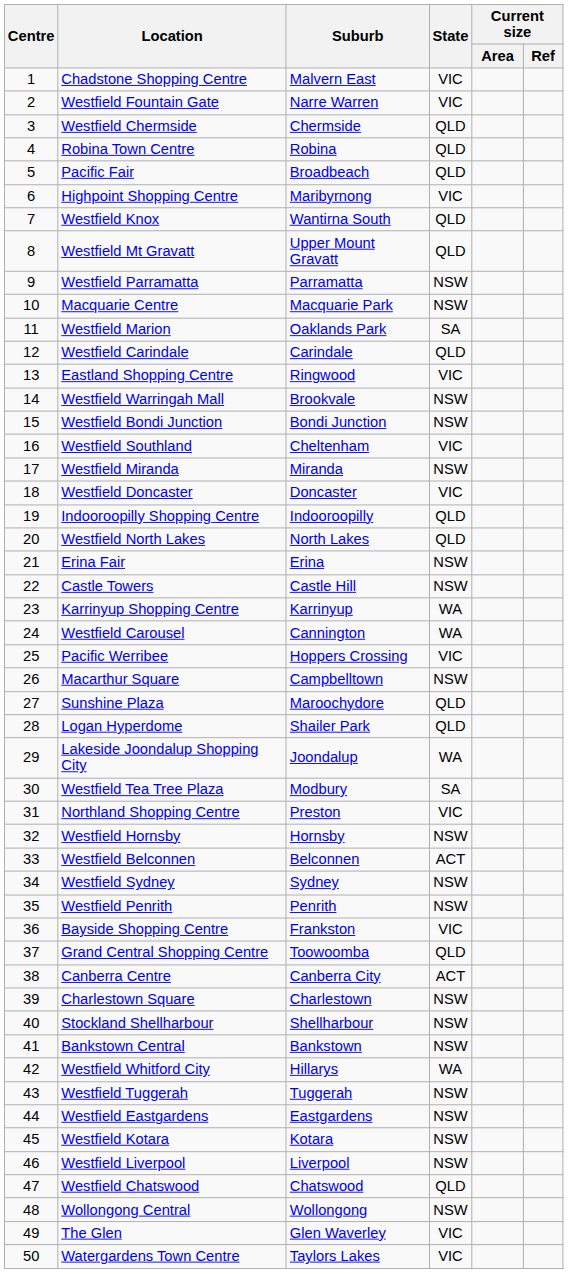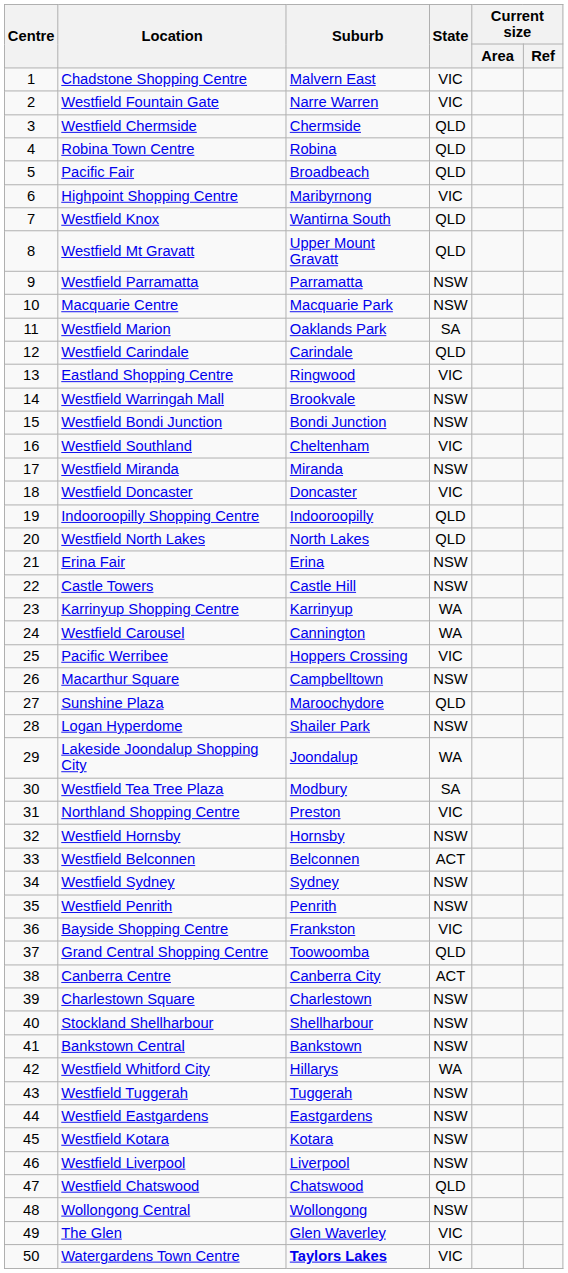(450, 726) QLD -> (450, 726) NSW
(335, 1256) normal -> (338, 1256) bold
